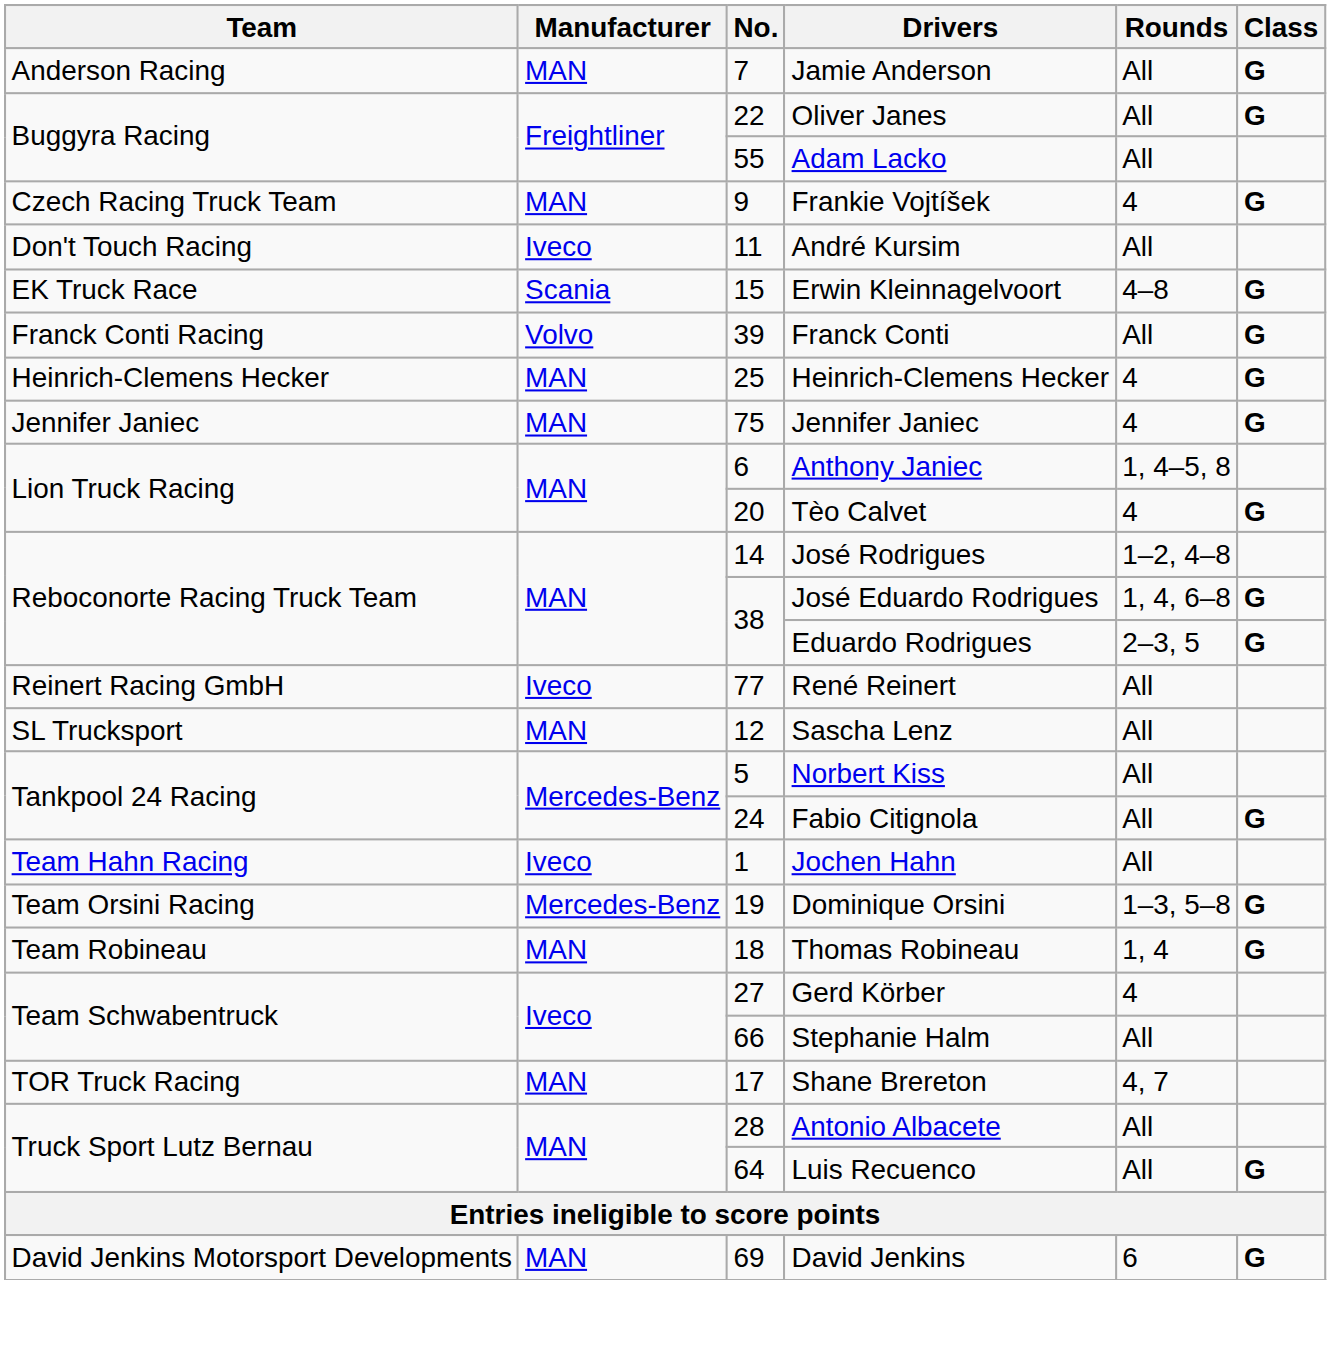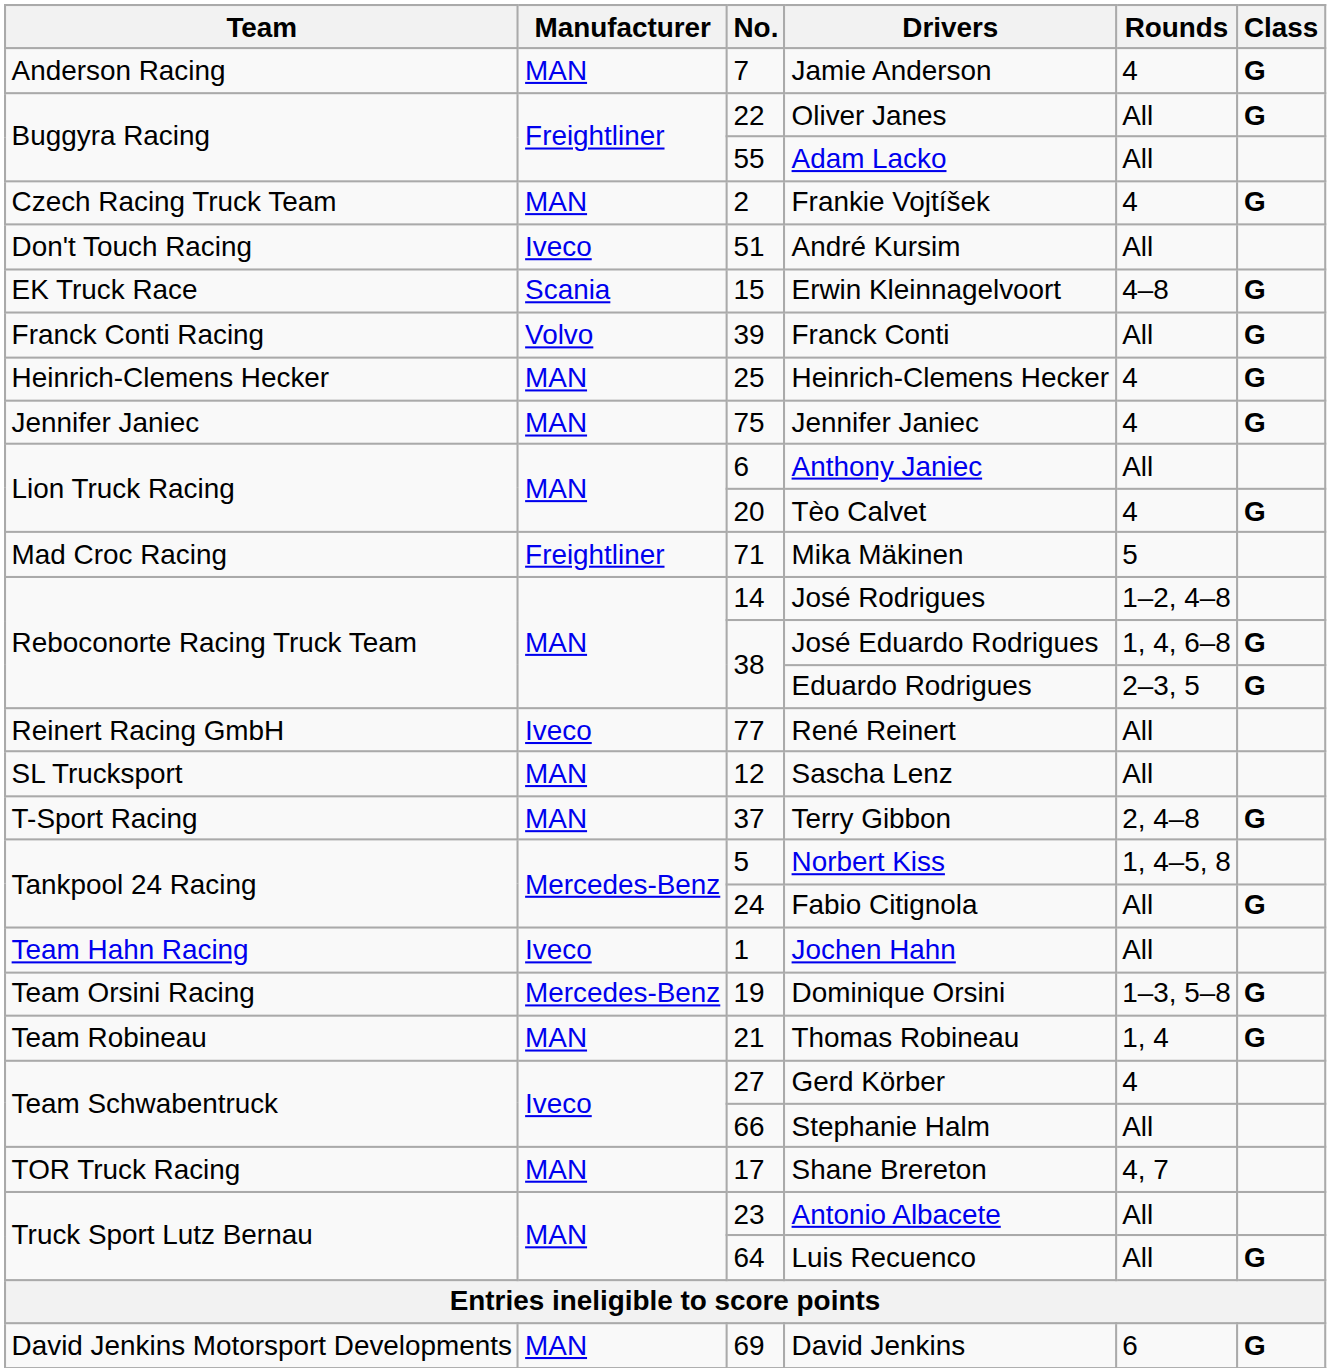(1138, 71) All -> (1130, 71) 4
(741, 202) 9 -> (741, 202) 2
(748, 246) 11 -> (749, 246) 51
(1177, 466) 1, 4–5, 8 -> (1138, 466) All
+ row: (878, 554)
+ row: (871, 818)
(1138, 774) All -> (1177, 862) 1, 4–5, 8
(749, 949) 18 -> (749, 1037) 21
(749, 1125) 28 -> (749, 1213) 23
